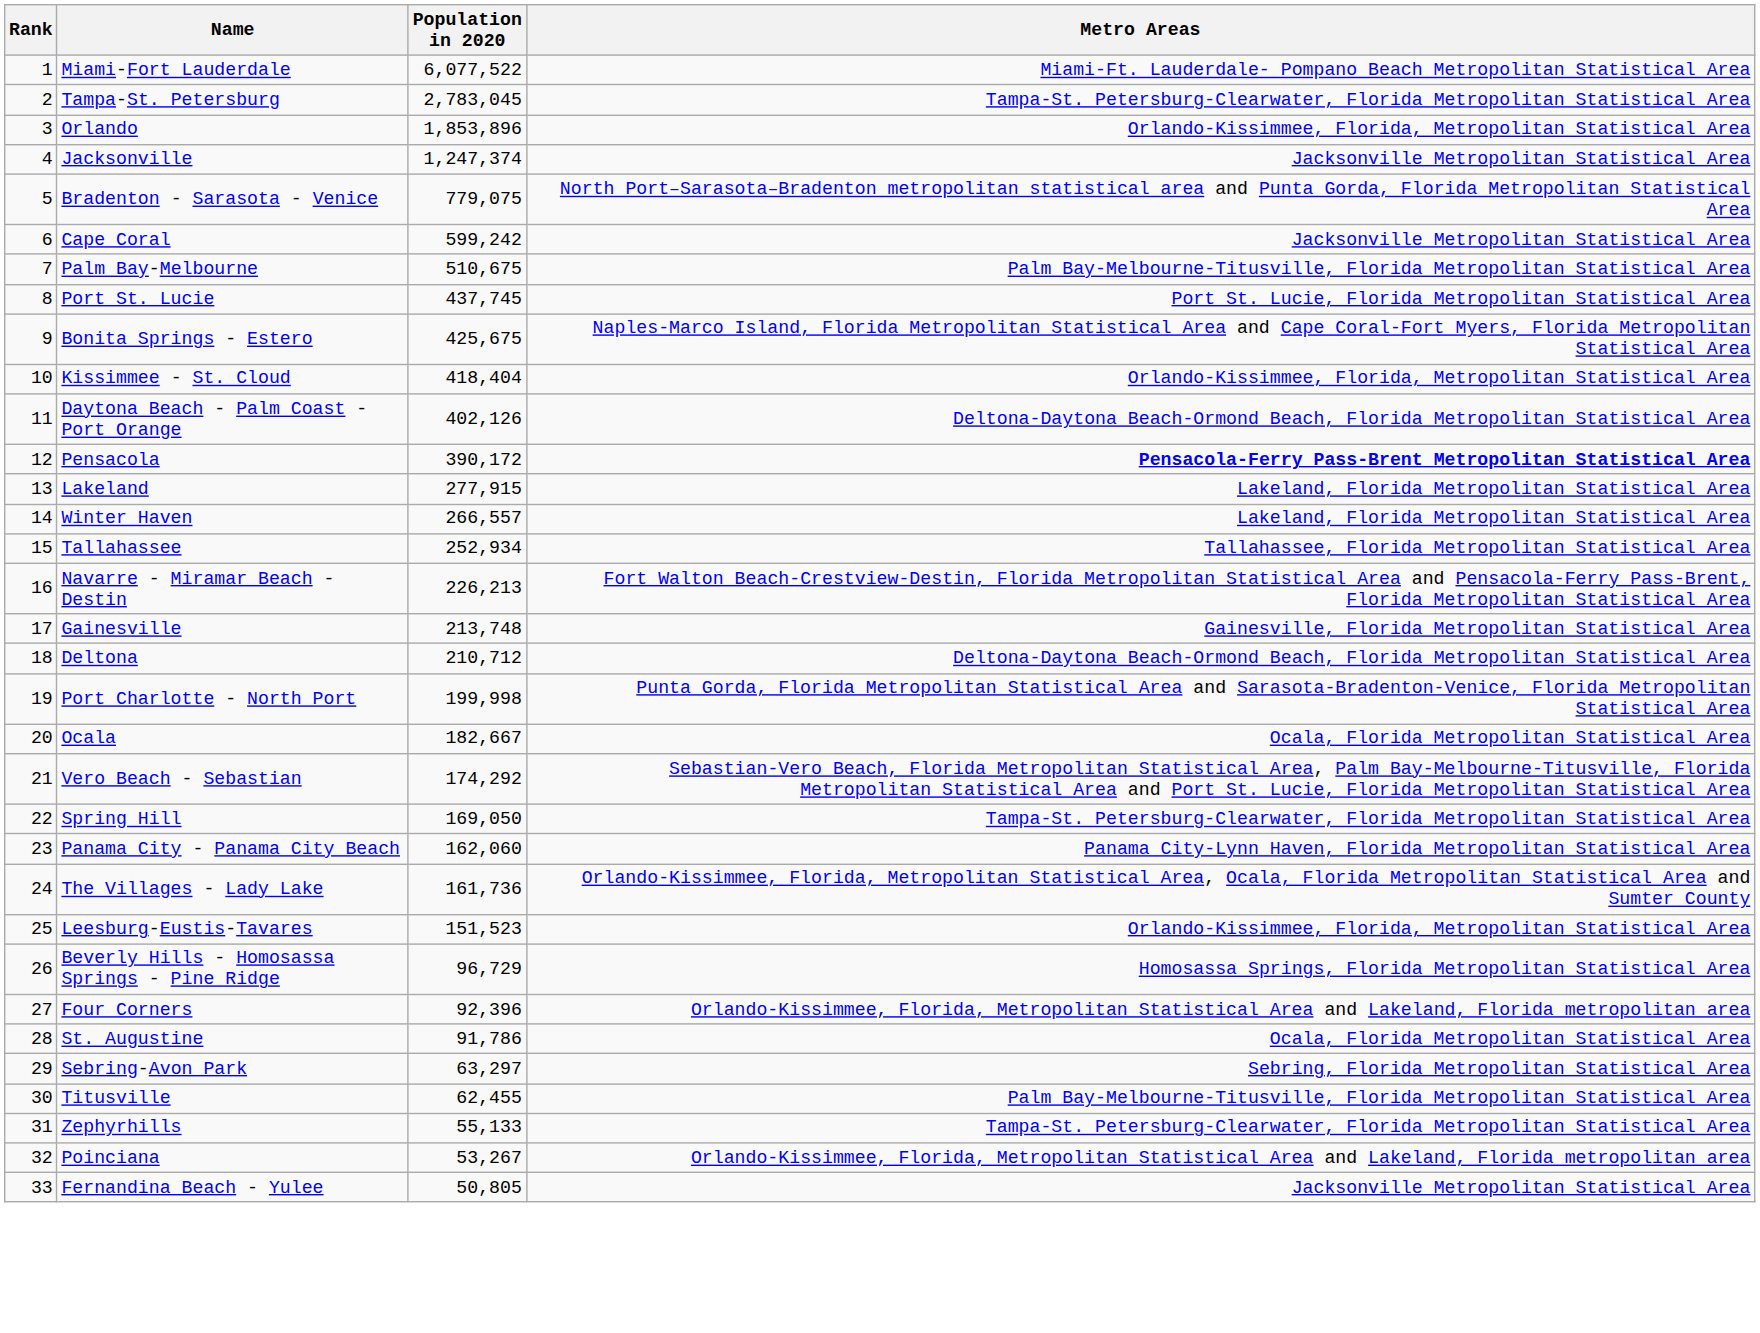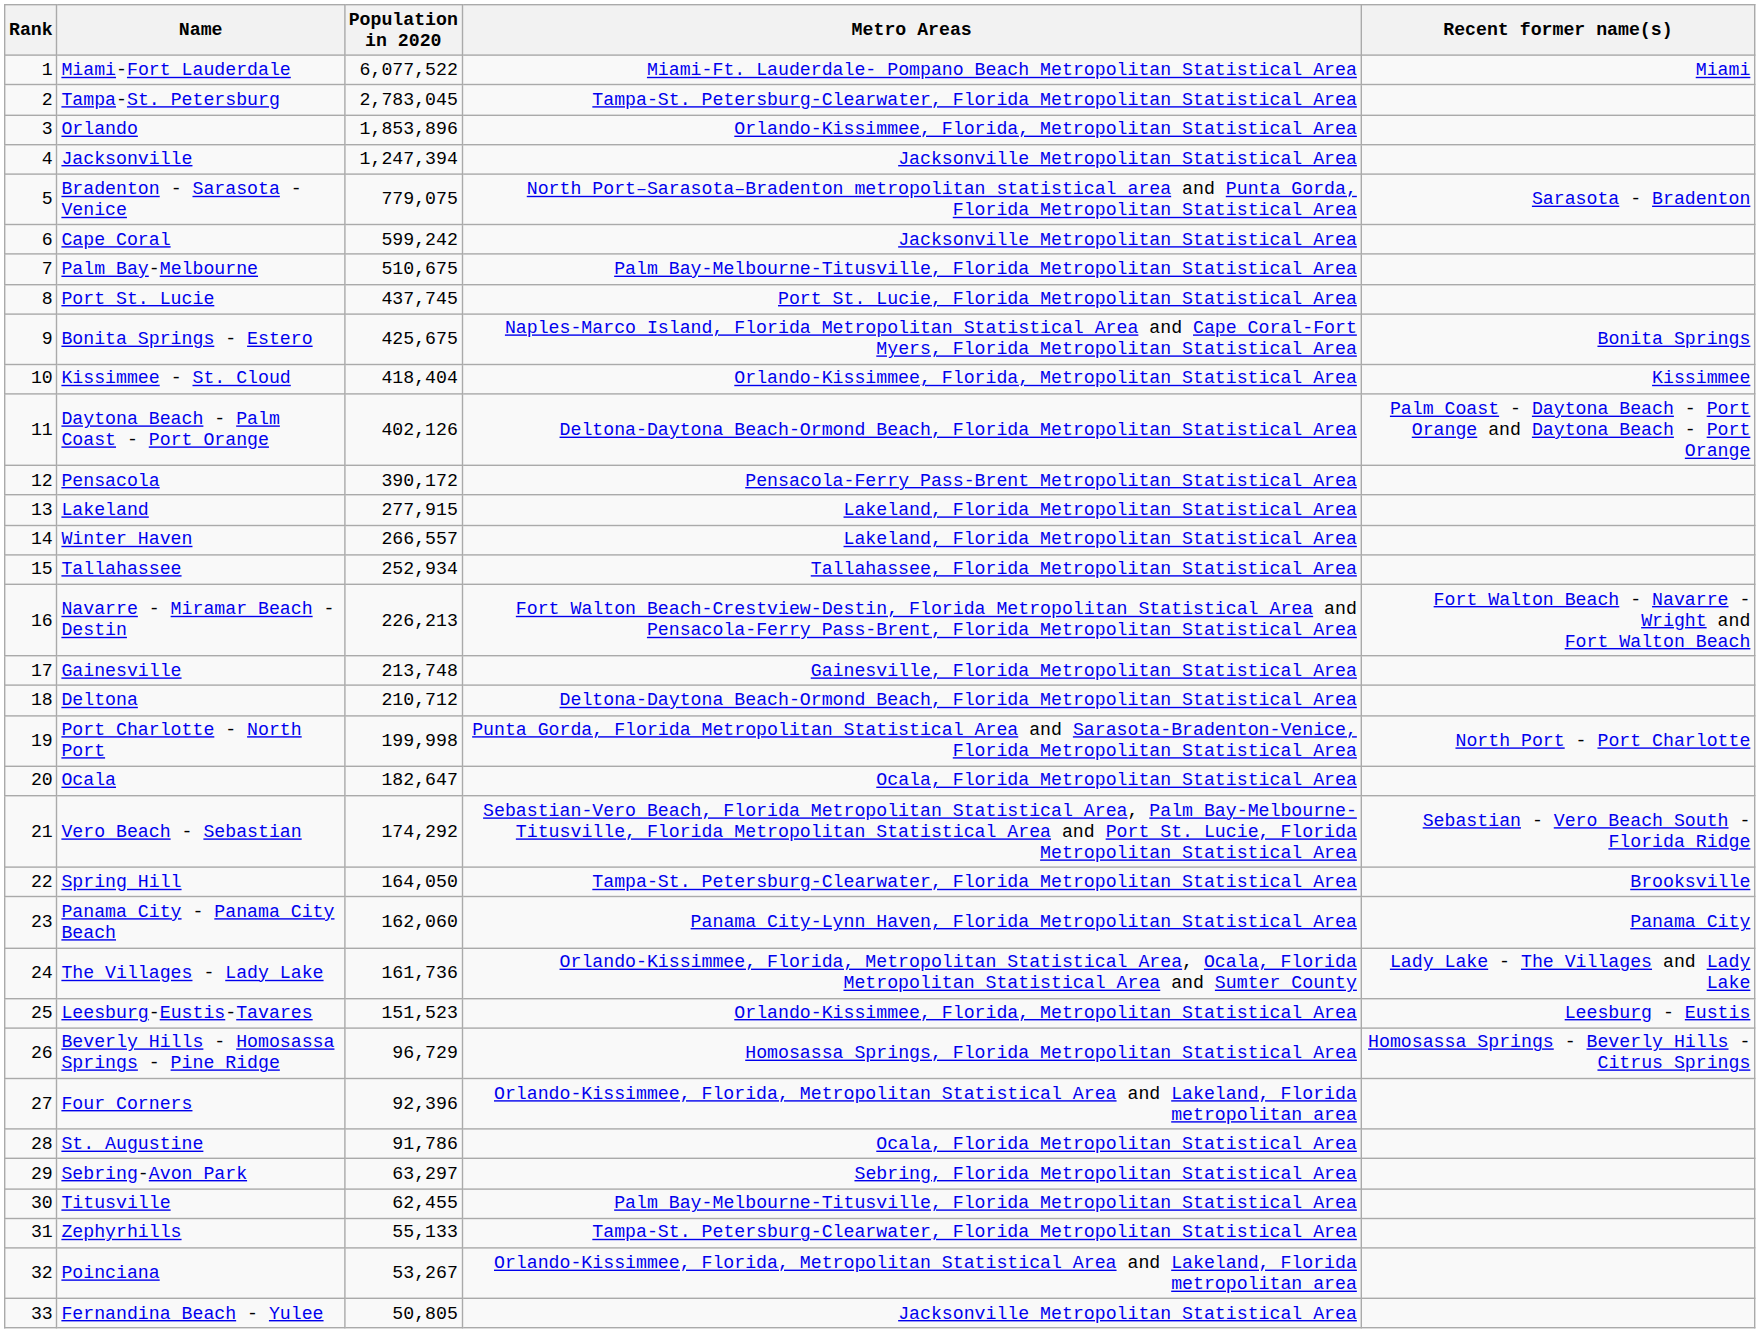+ column: (1558, 30)
(473, 159) 1,247,374 -> (409, 159) 1,247,394
(1445, 459) bold -> (1051, 480) normal
(484, 739) 182,667 -> (420, 781) 182,647
(484, 819) 169,050 -> (420, 882) 164,050
